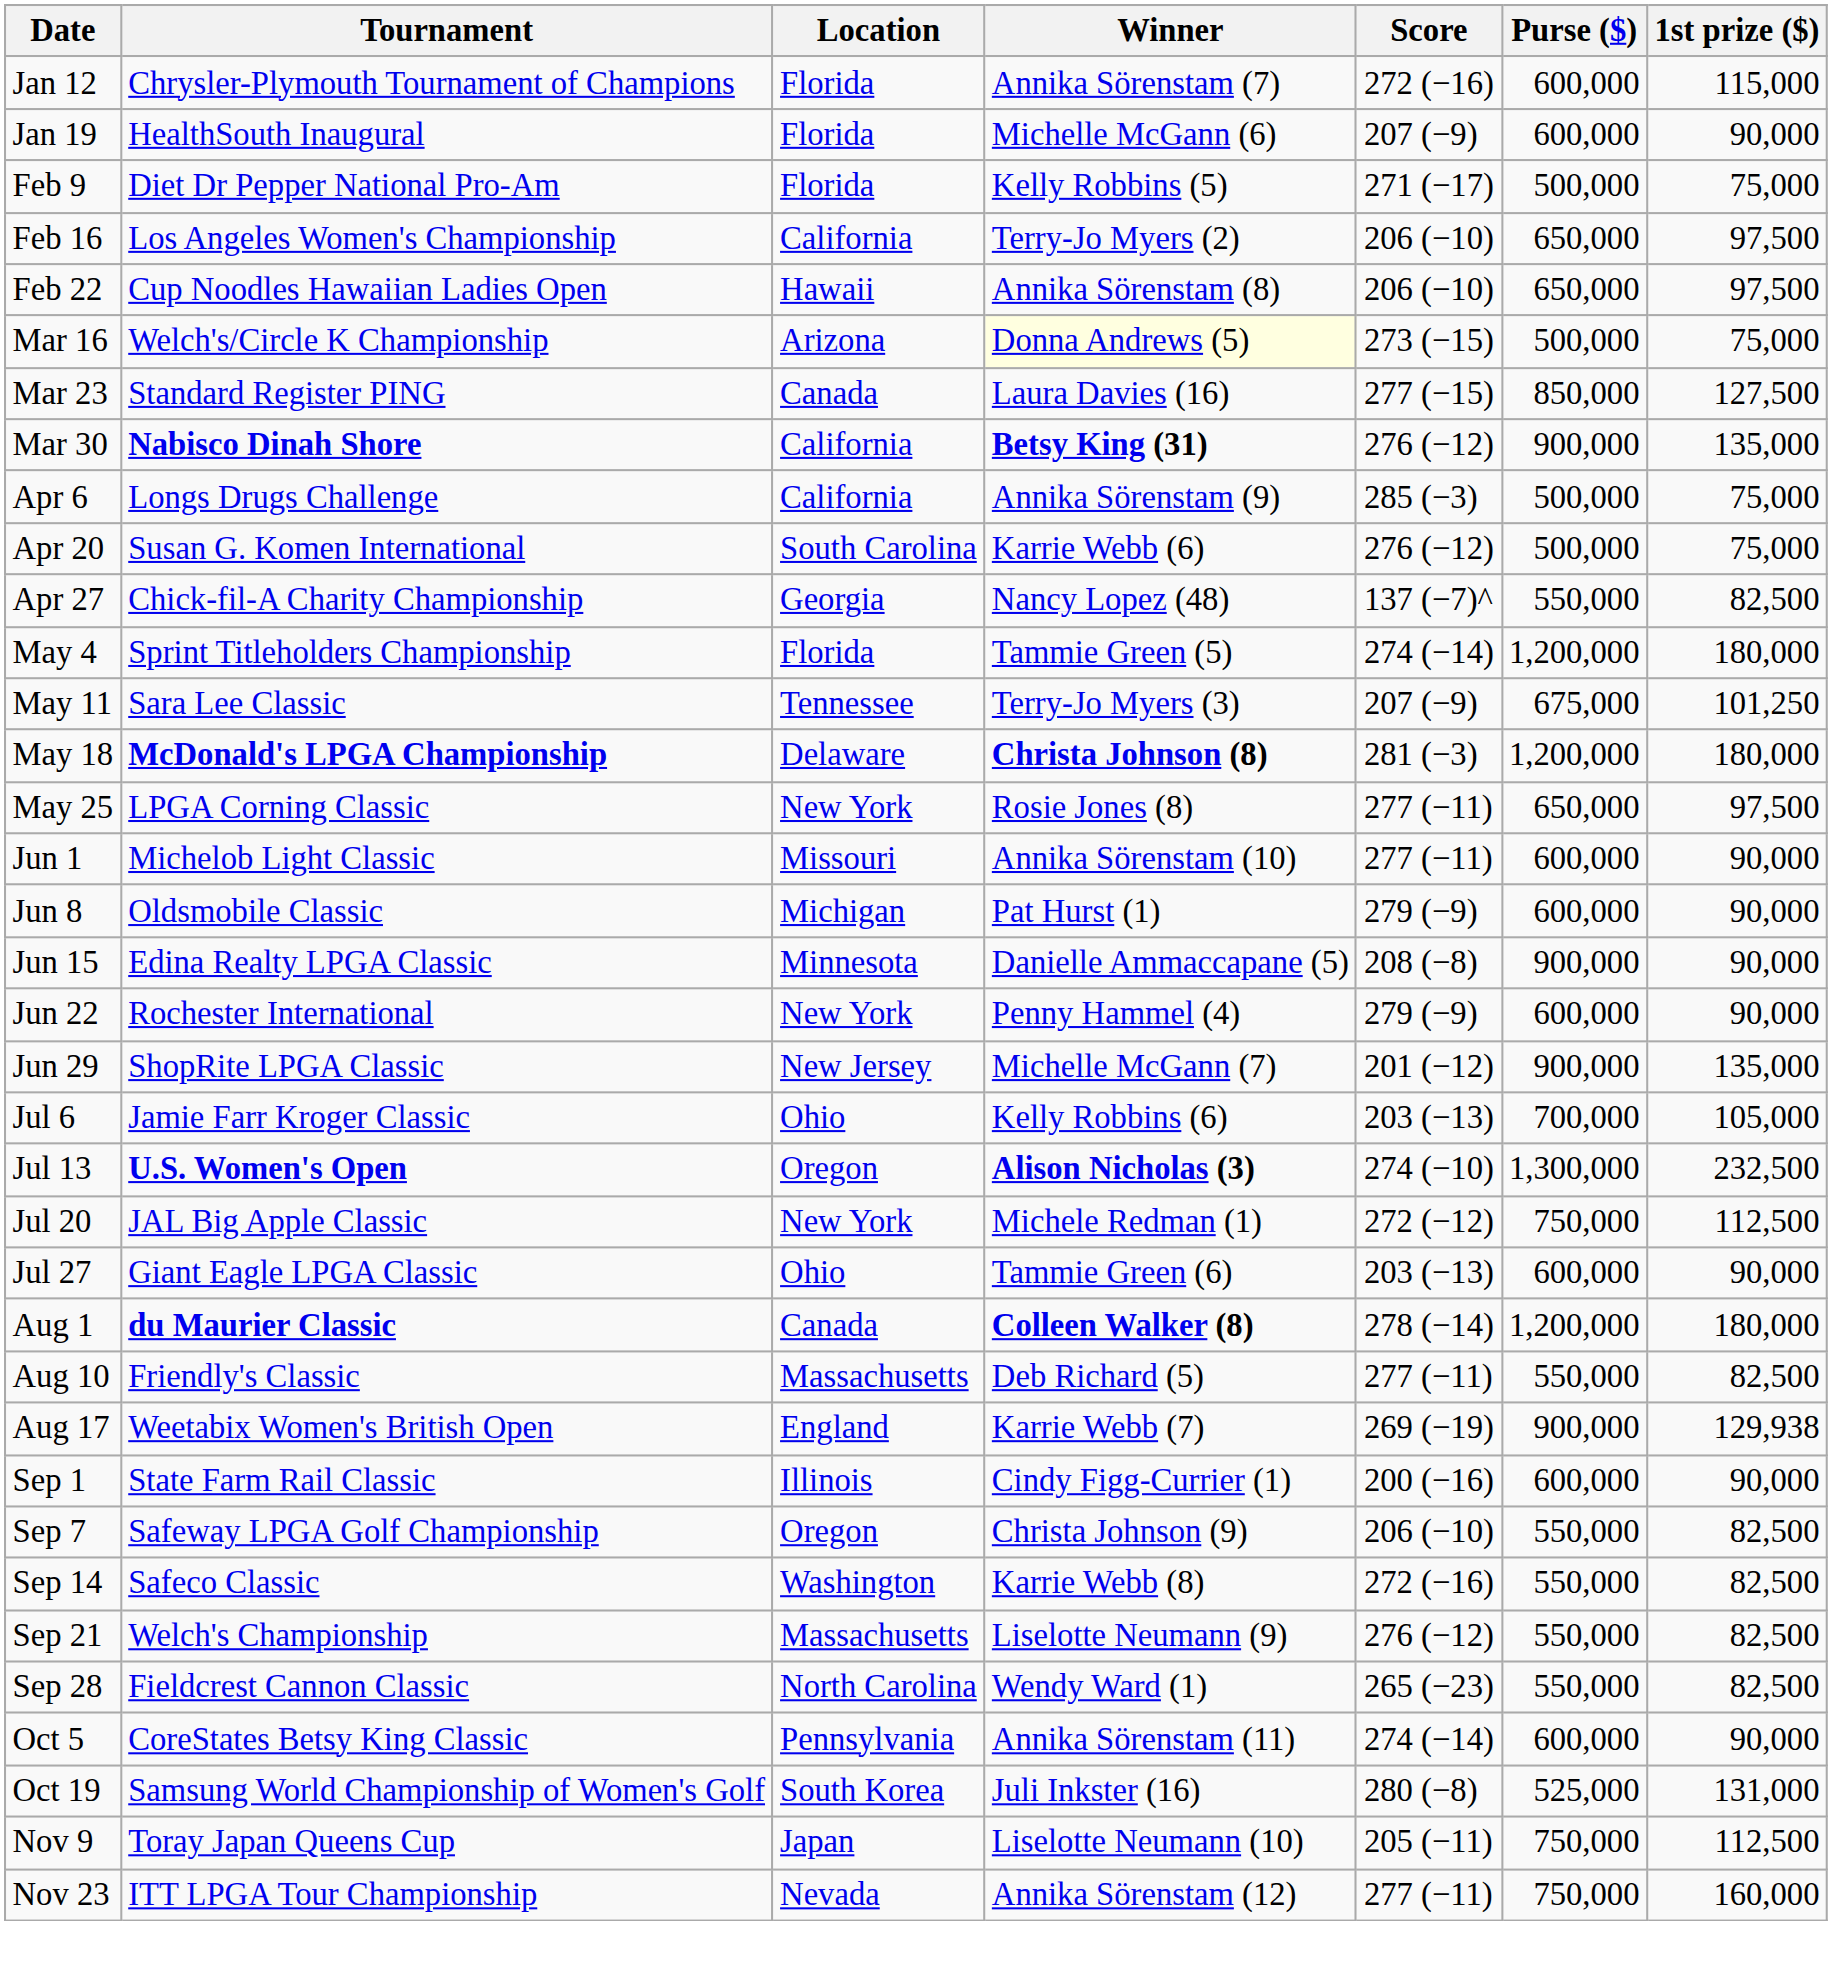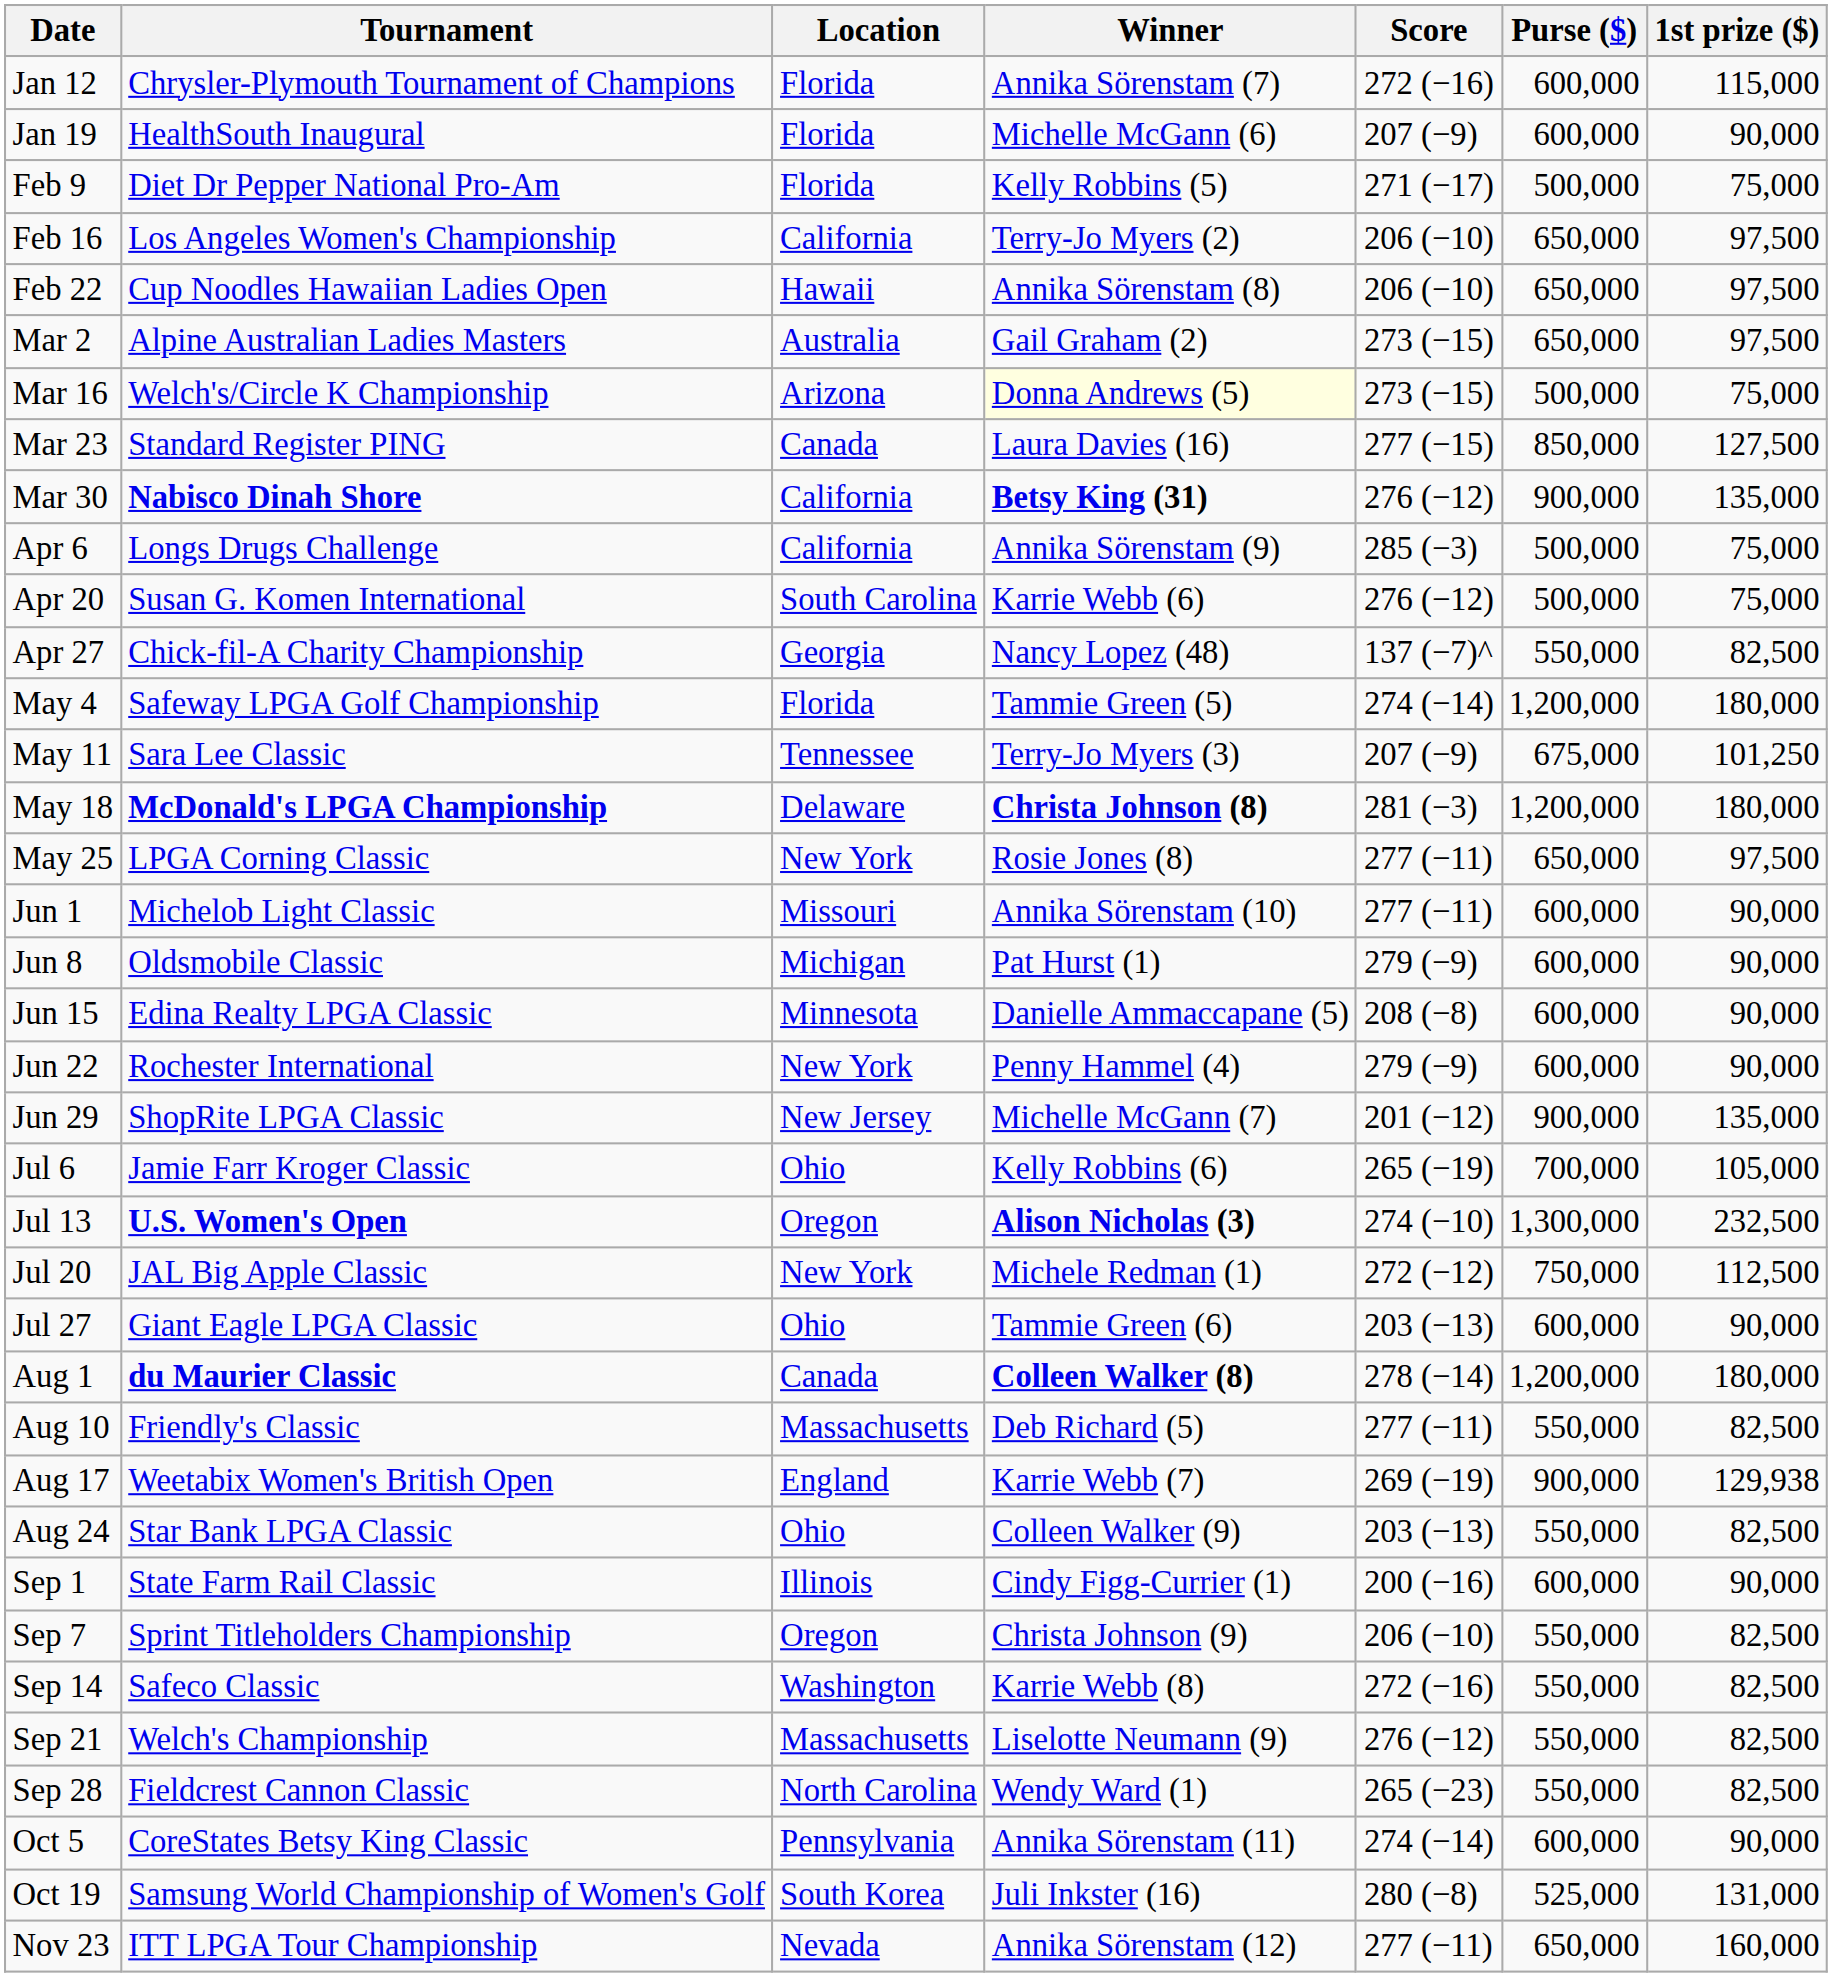+ row: (52, 340)
(349, 651) Sprint Titleholders Championship -> (363, 703) Safeway LPGA Golf Championship
(1586, 962) 900,000 -> (1586, 1013) 600,000
(1429, 1117) 203 (−13) -> (1429, 1169) 265 (−19)
+ row: (61, 1531)
(363, 1531) Safeway LPGA Golf Championship -> (349, 1635) Sprint Titleholders Championship
- row: (53, 1842)
(1586, 1893) 750,000 -> (1586, 1945) 650,000
